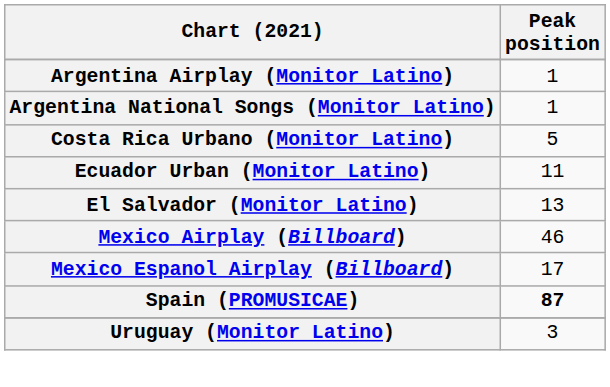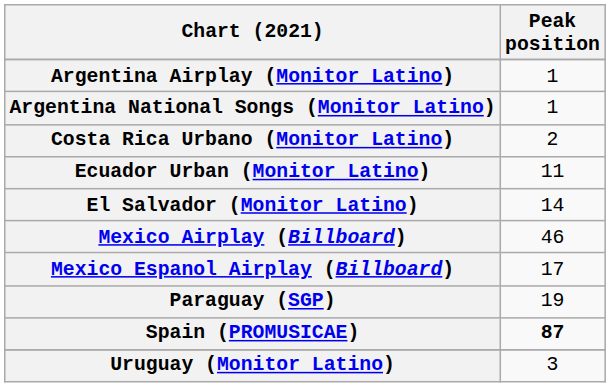(553, 140) 5 -> (553, 140) 2
(553, 205) 13 -> (553, 205) 14
+ row: (253, 301)
